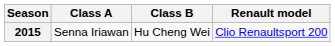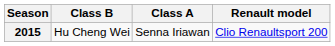columns swapped: (91, 13) <-> (172, 13)
